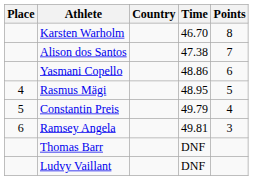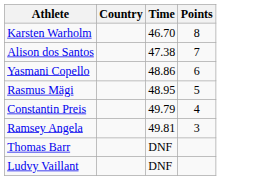- column: (21, 14)
